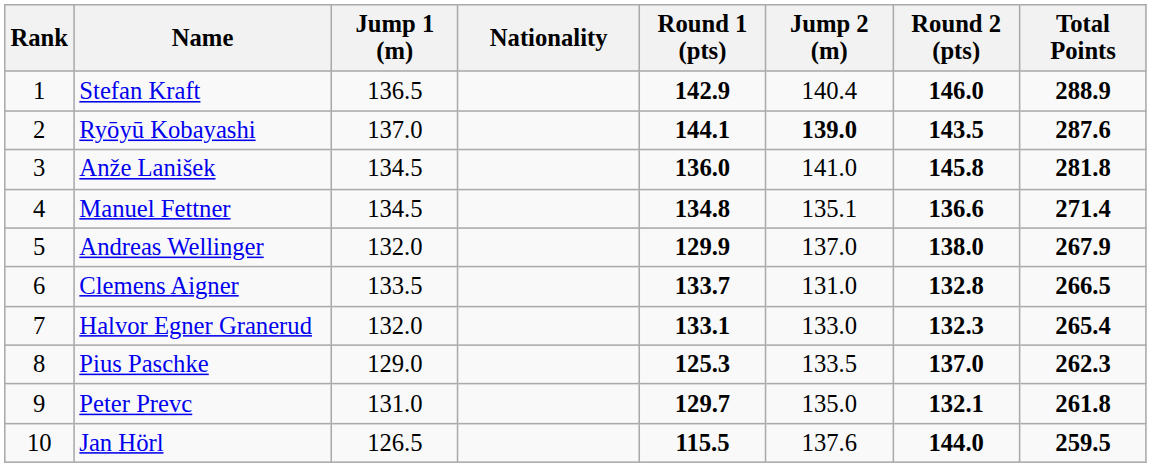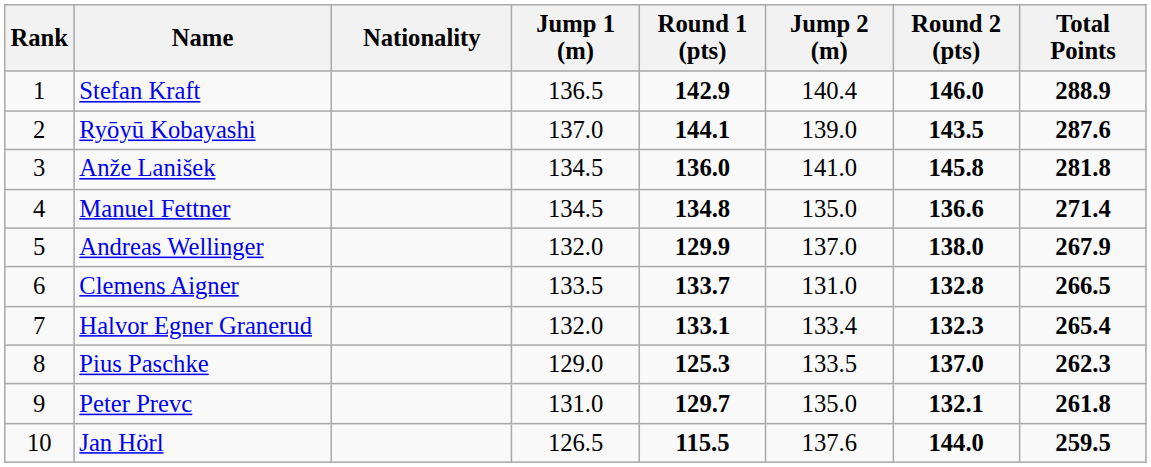columns swapped: (549, 37) <-> (395, 37)
(829, 129) bold -> (829, 129) normal
(829, 208) 135.1 -> (829, 208) 135.0
(829, 325) 133.0 -> (829, 325) 133.4
